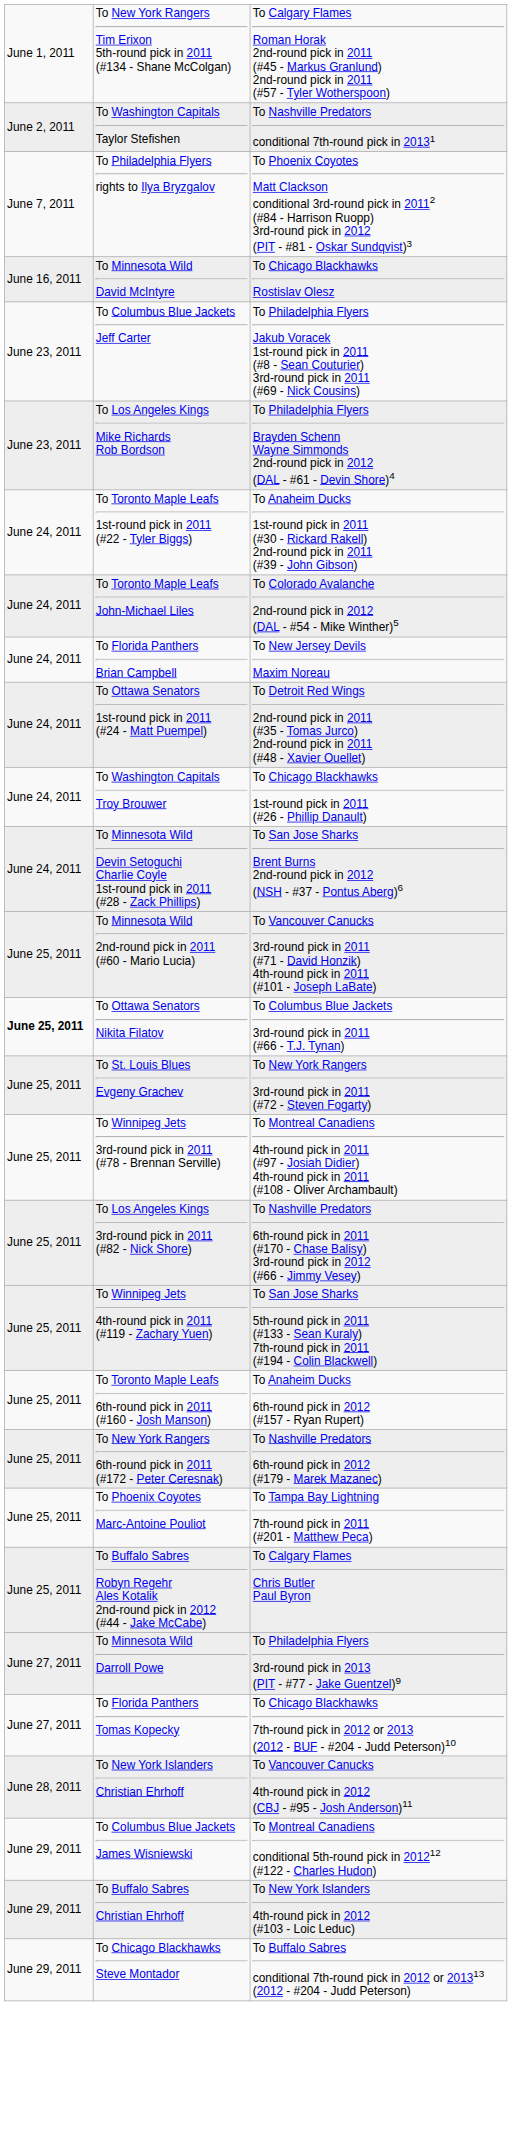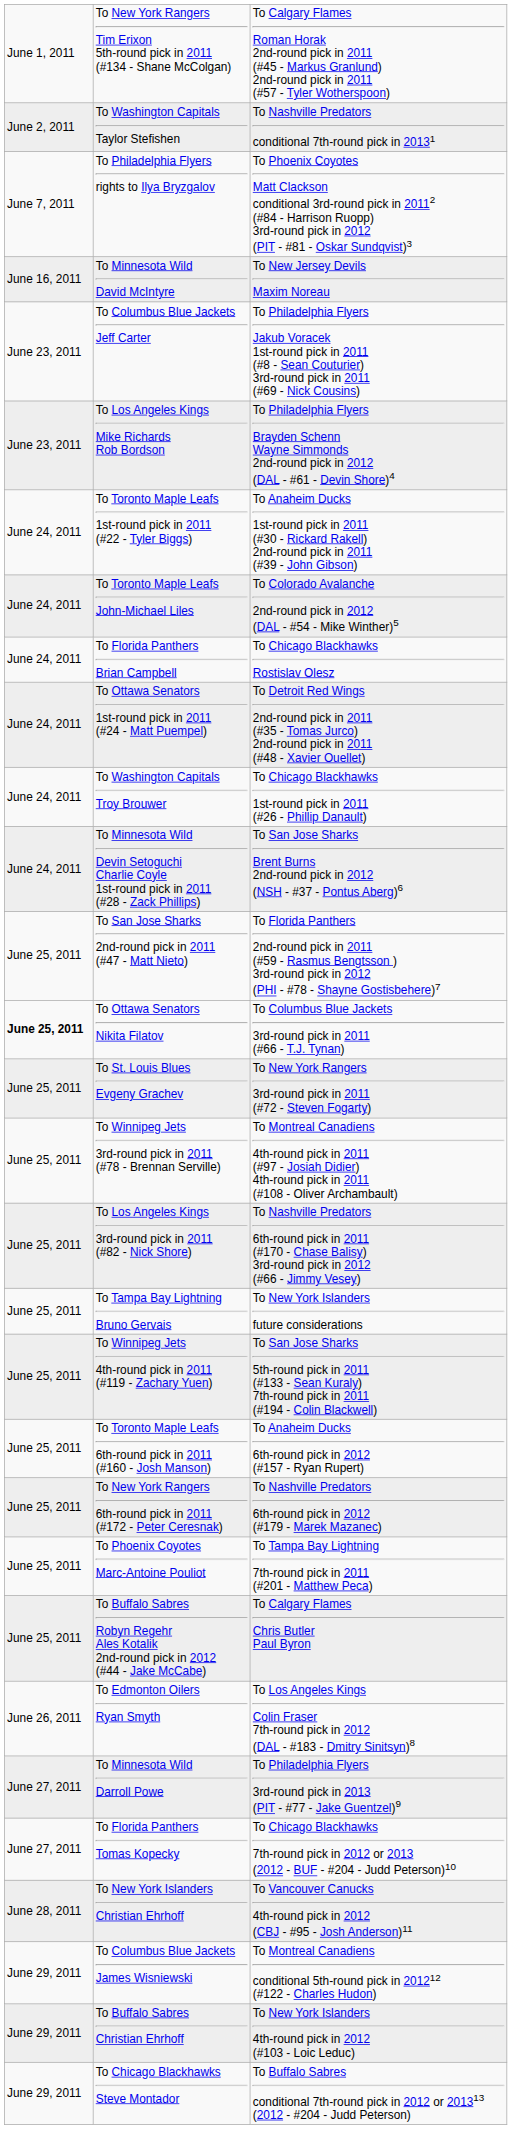(378, 279) To Chicago Blackhawks Rostislav Olesz -> (378, 279) To New Jersey Devils Maxim Noreau
(378, 659) To New Jersey Devils Maxim Noreau -> (378, 659) To Chicago Blackhawks Rostislav Olesz
+ row: (172, 941)
- row: (172, 941)
+ row: (172, 1311)
+ row: (172, 1703)
